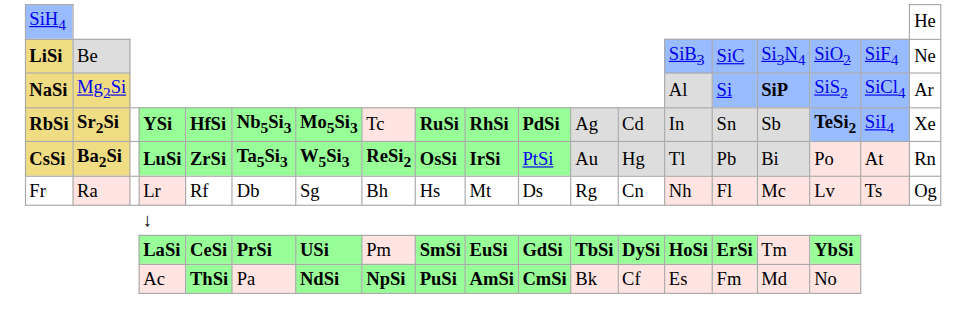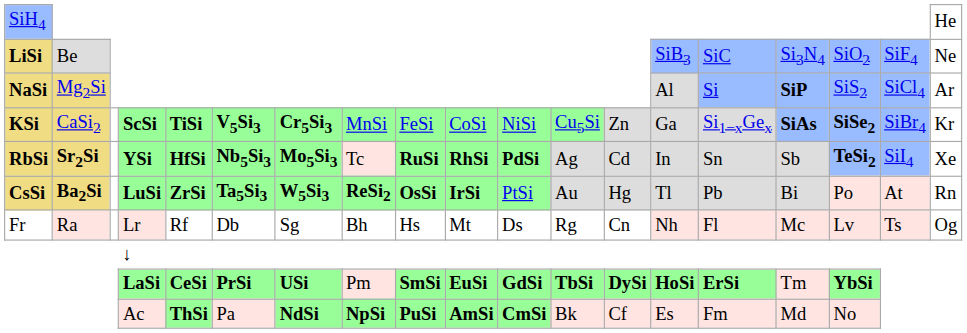+ row: (24, 124)
